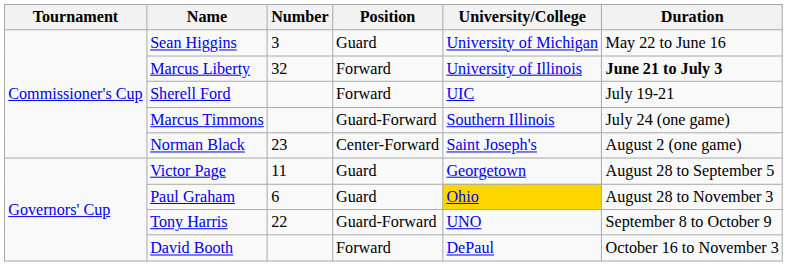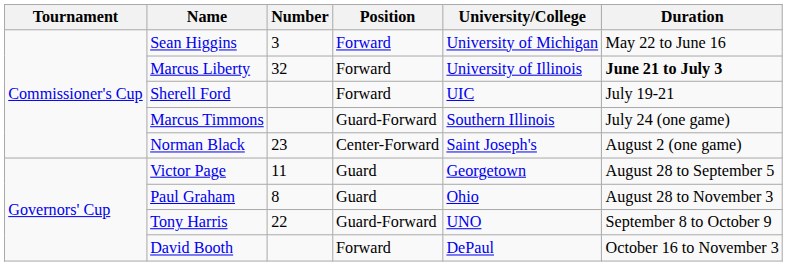(356, 42) Guard -> (363, 42) Forward
(275, 196) 6 -> (275, 196) 8
(463, 196) gold background -> (463, 196) no background
